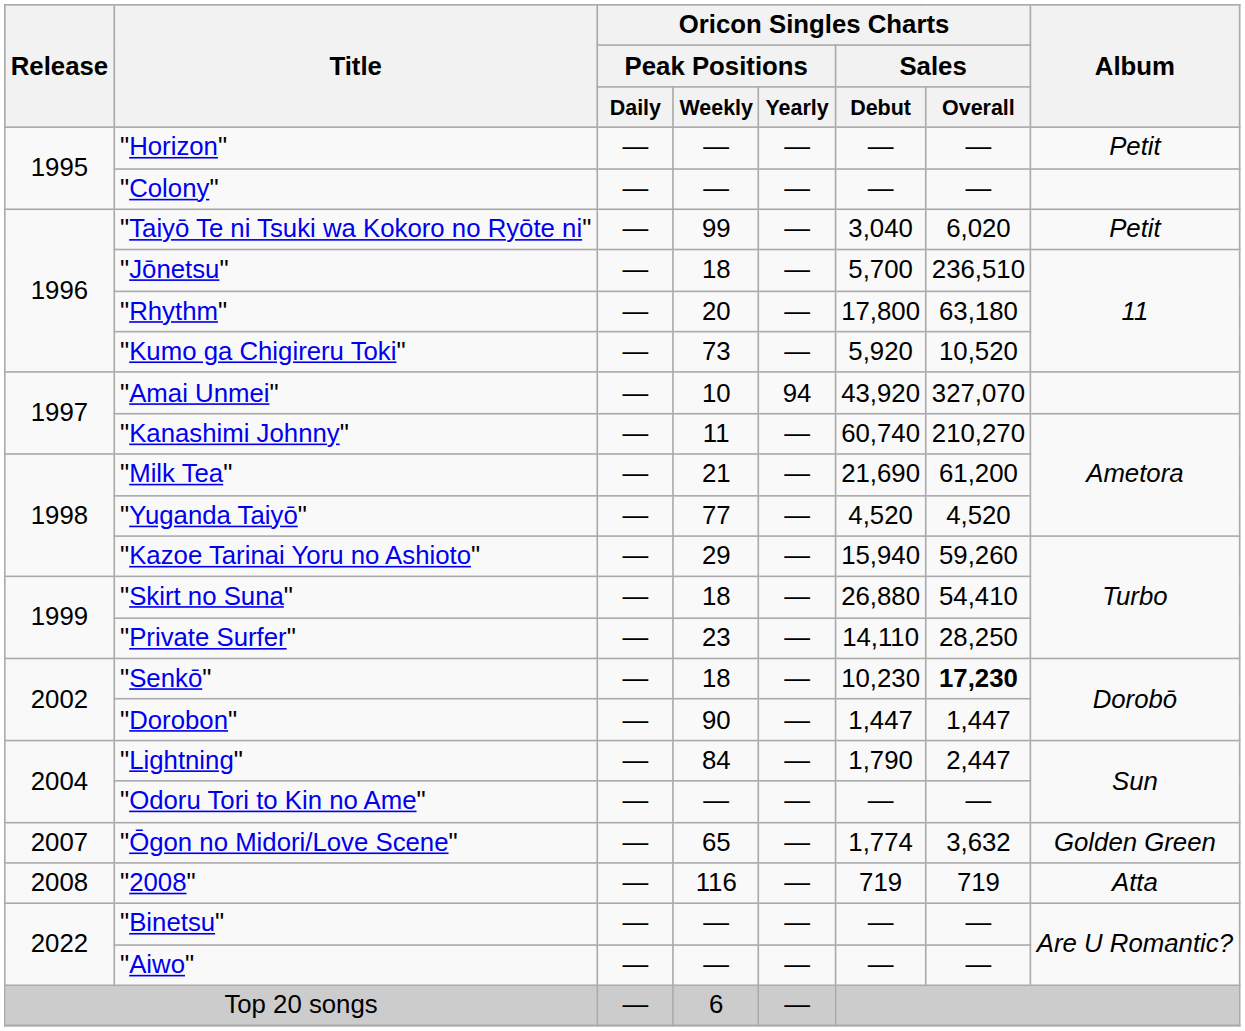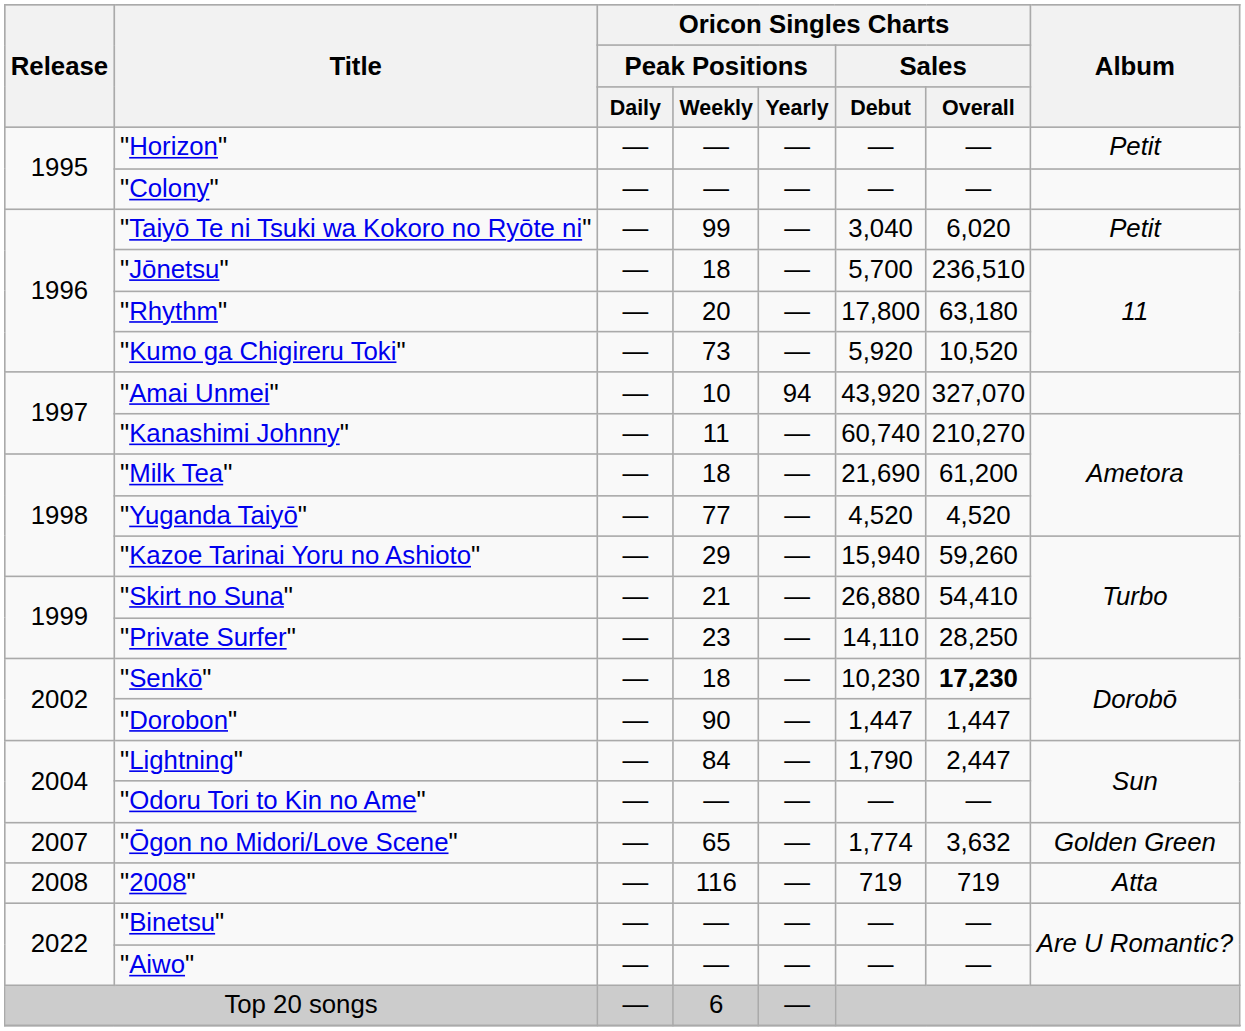(716, 474) 21 -> (716, 474) 18
(716, 596) 18 -> (716, 596) 21
